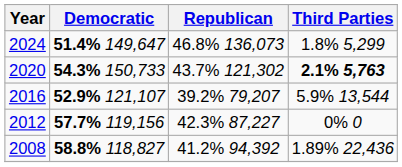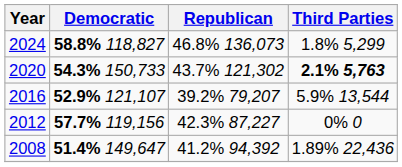(109, 44) 51.4% 149,647 -> (109, 44) 58.8% 118,827
(109, 149) 58.8% 118,827 -> (109, 149) 51.4% 149,647
